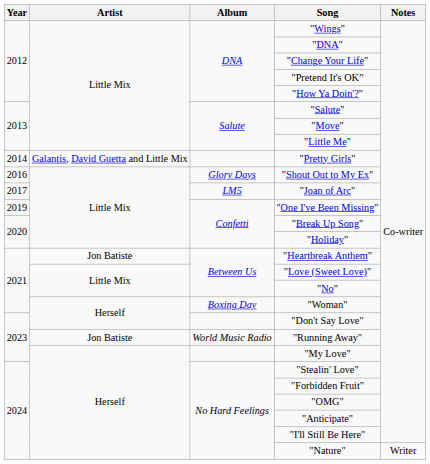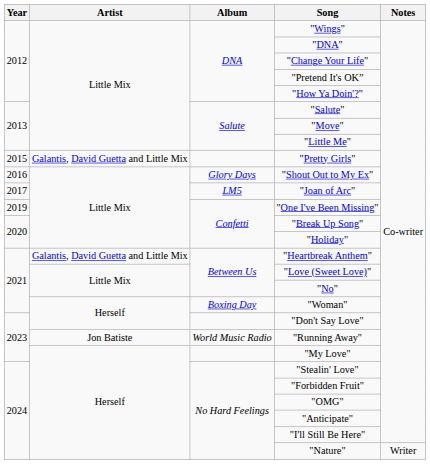(17, 158) 2014 -> (17, 158) 2015
(110, 256) Jon Batiste -> (110, 256) Galantis, David Guetta and Little Mix
